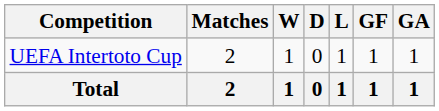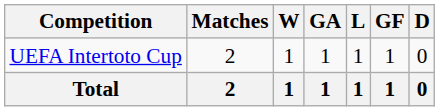columns swapped: (317, 21) <-> (414, 21)
